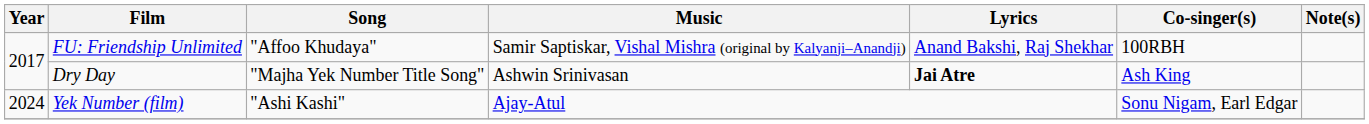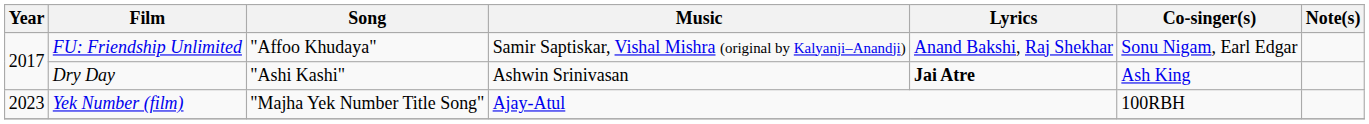(1153, 47) 100RBH -> (1209, 47) Sonu Nigam, Earl Edgar
(367, 75) "Majha Yek Number Title Song" -> (298, 75) "Ashi Kashi"
(27, 103) 2024 -> (27, 103) 2023
(298, 103) "Ashi Kashi" -> (367, 103) "Majha Yek Number Title Song"
(1209, 103) Sonu Nigam, Earl Edgar -> (1153, 103) 100RBH
